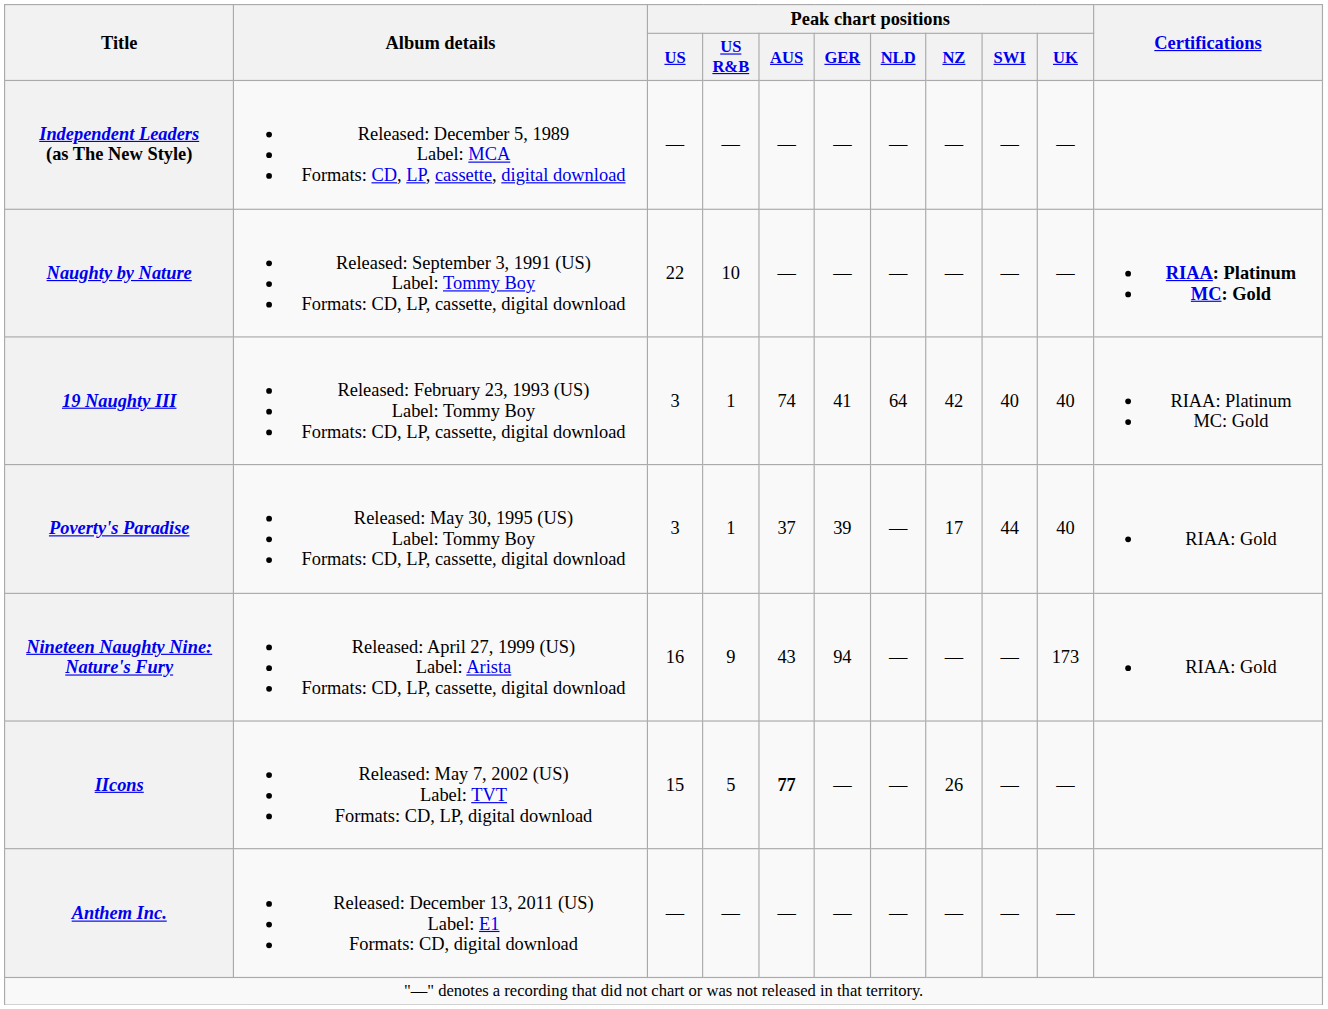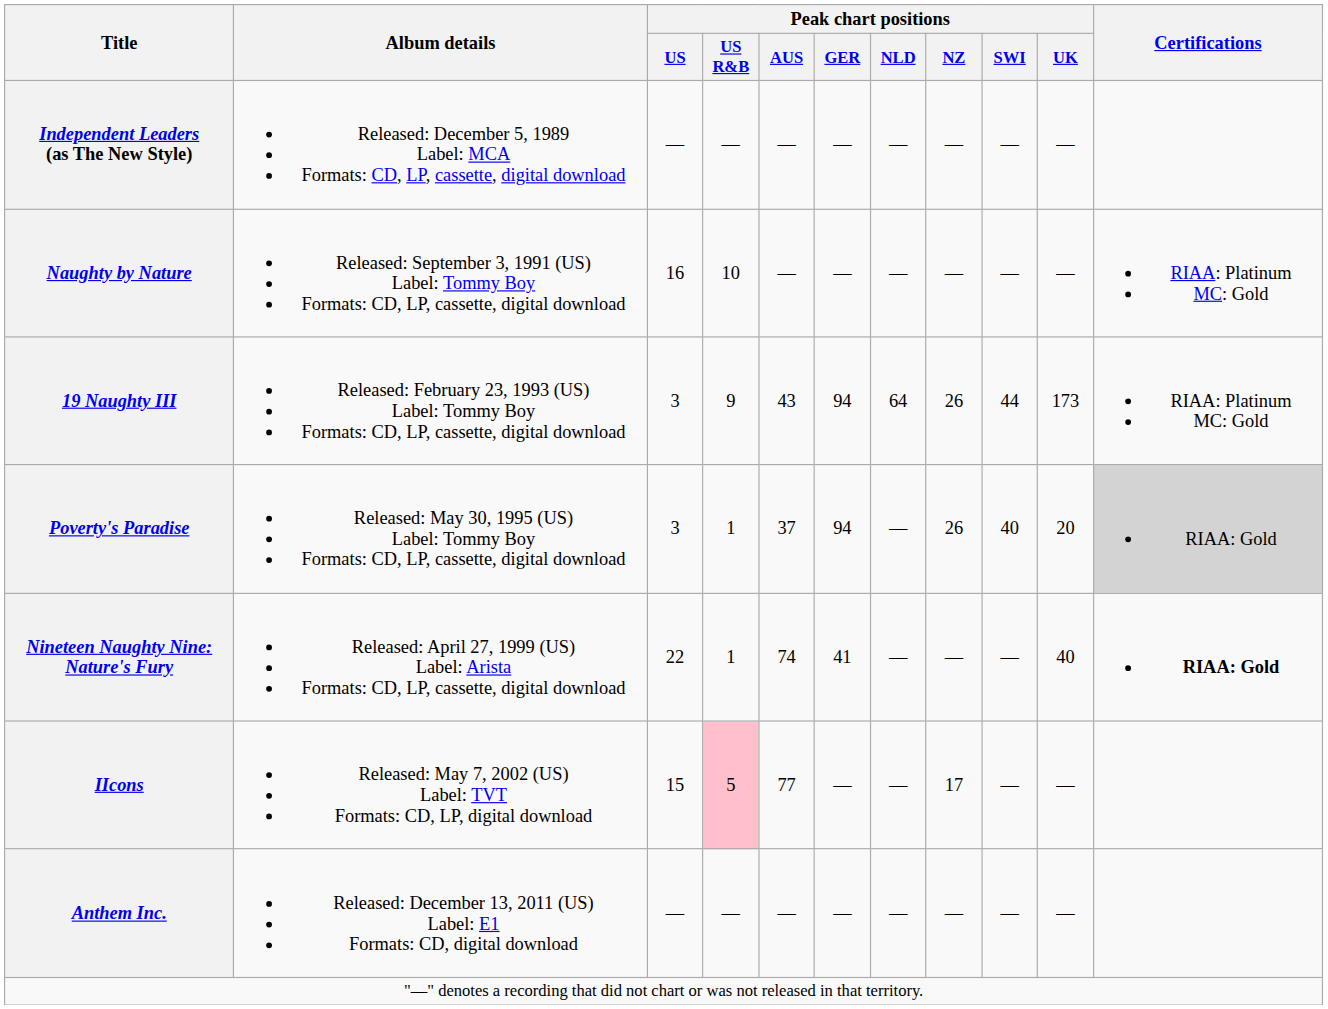(675, 272) 22 -> (675, 272) 16
(1208, 283) bold -> (1208, 283) normal
(731, 400) 1 -> (731, 400) 9
(787, 400) 74 -> (787, 400) 43
(842, 400) 41 -> (842, 400) 94
(954, 400) 42 -> (954, 400) 26
(1010, 400) 40 -> (1010, 400) 44
(1065, 400) 40 -> (1065, 400) 173
(842, 528) 39 -> (842, 528) 94
(954, 528) 17 -> (954, 528) 26
(1010, 528) 44 -> (1010, 528) 40
(1065, 528) 40 -> (1065, 528) 20
(1208, 539) no background -> (1208, 539) lightgrey background
(675, 656) 16 -> (675, 656) 22
(731, 656) 9 -> (731, 656) 1
(787, 656) 43 -> (787, 656) 74
(842, 656) 94 -> (842, 656) 41
(1065, 656) 173 -> (1065, 656) 40
(1208, 667) normal -> (1208, 667) bold
(731, 784) no background -> (731, 784) pink background
(787, 784) bold -> (787, 784) normal
(954, 784) 26 -> (954, 784) 17
